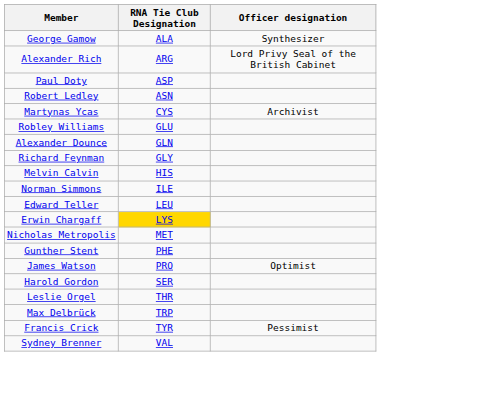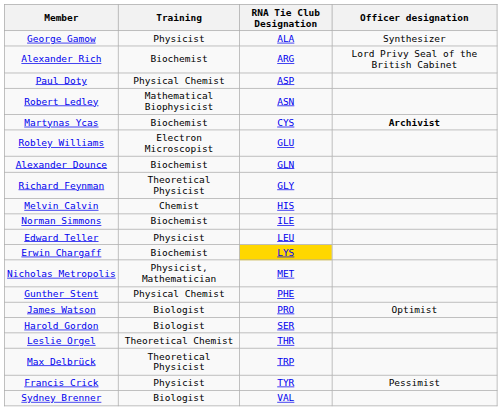+ column: (179, 18)
(293, 111) normal -> (414, 122) bold
